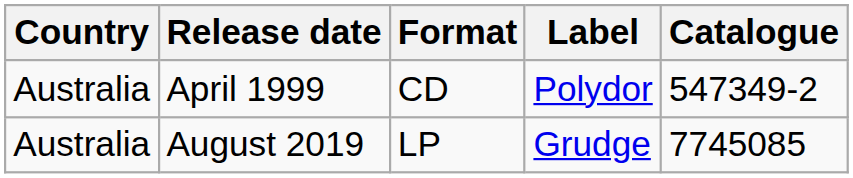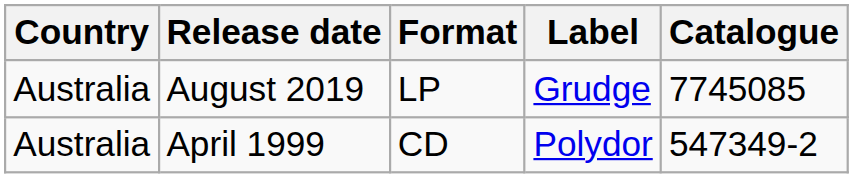rows swapped: (246, 88) <-> (265, 144)
